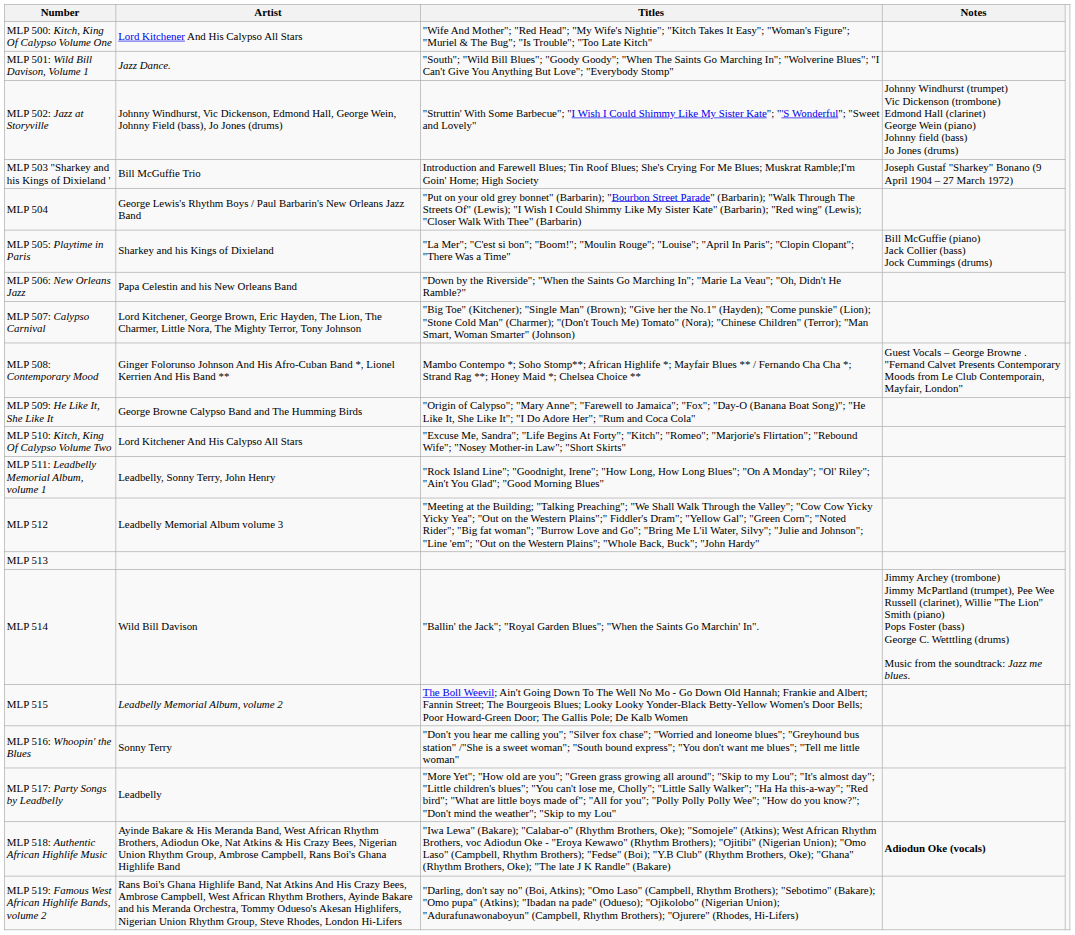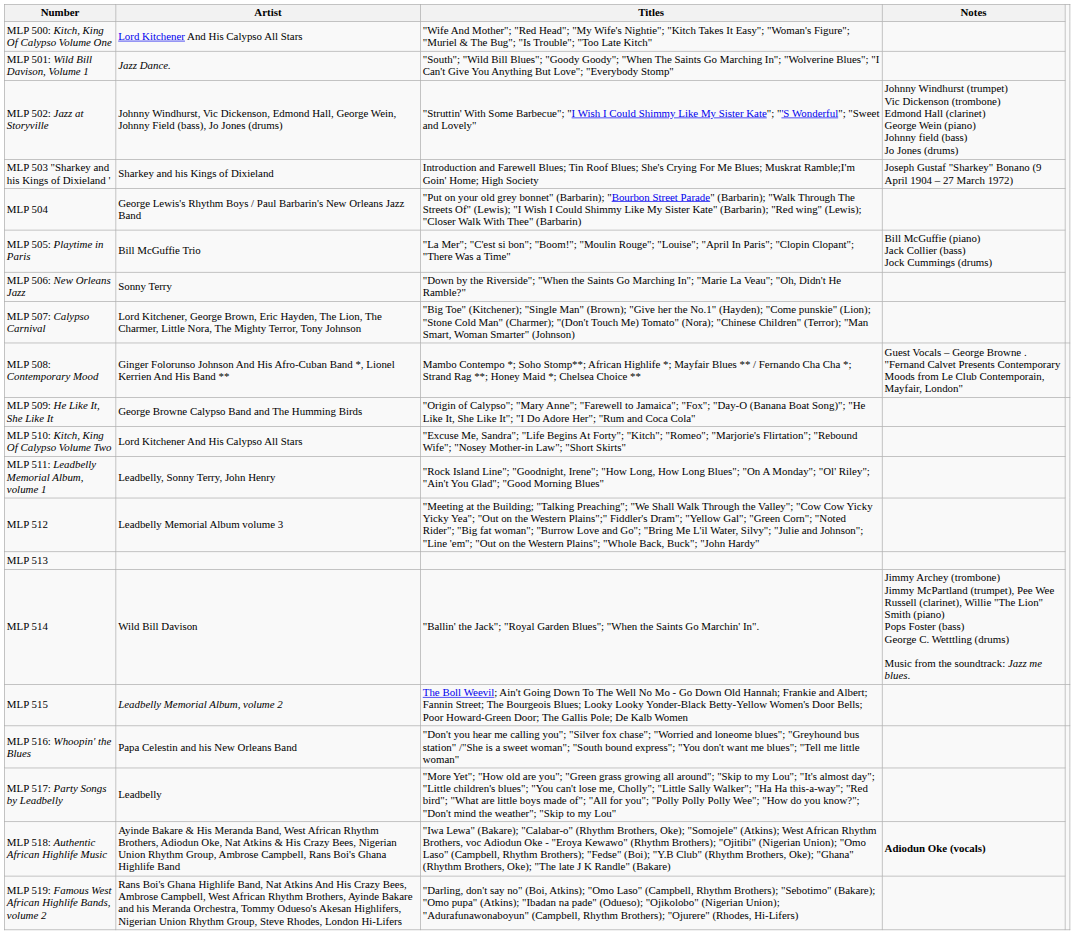(159, 173) Bill McGuffie Trio -> (196, 173) Sharkey and his Kings of Dixieland
(196, 251) Sharkey and his Kings of Dixieland -> (159, 251) Bill McGuffie Trio
(208, 286) Papa Celestin and his New Orleans Band -> (145, 286) Sonny Terry
(145, 747) Sonny Terry -> (208, 747) Papa Celestin and his New Orleans Band
